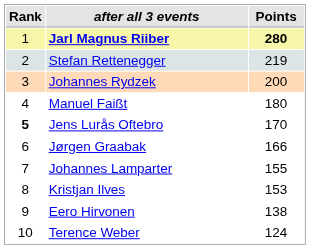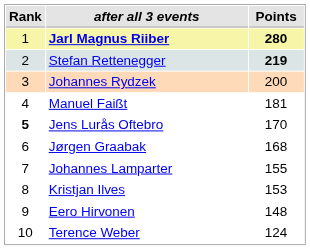(276, 60) normal -> (276, 60) bold
(276, 103) 180 -> (276, 103) 181
(276, 147) 166 -> (276, 147) 168
(276, 211) 138 -> (276, 211) 148
